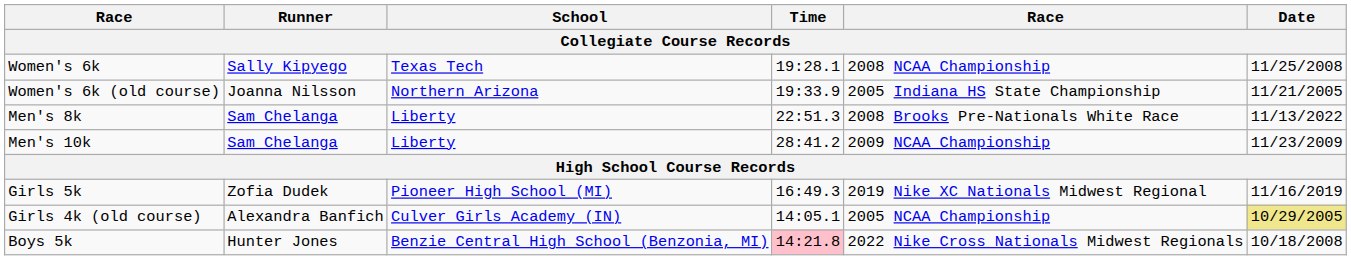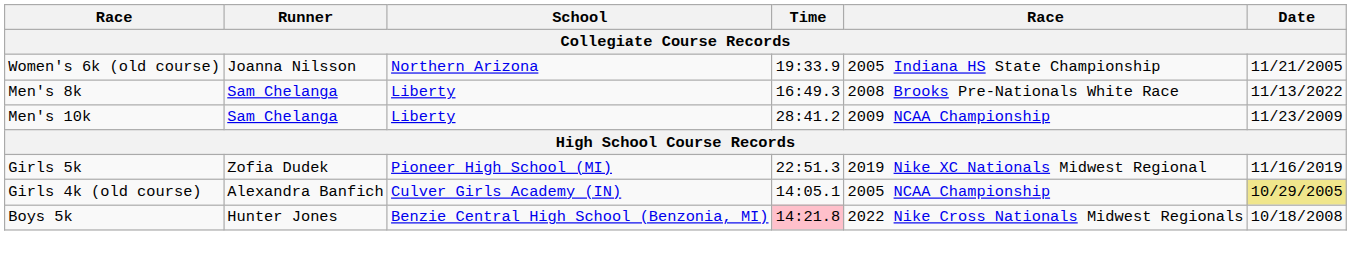- row: (54, 67)
(808, 117) 22:51.3 -> (808, 92) 16:49.3
(808, 192) 16:49.3 -> (808, 167) 22:51.3
